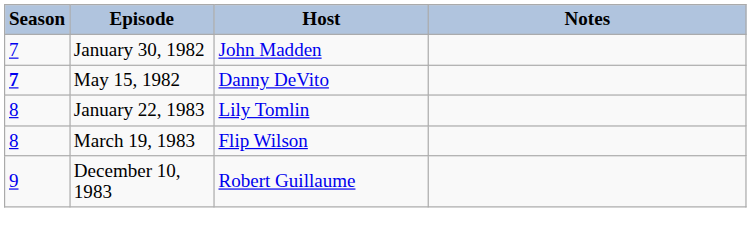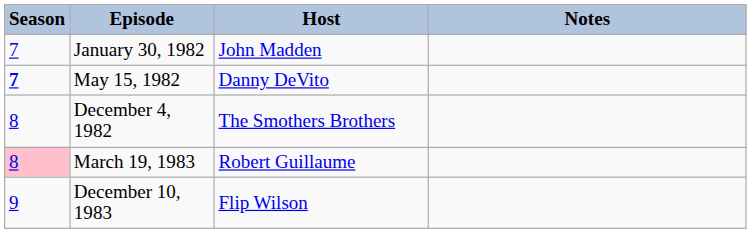+ row: (122, 120)
- row: (139, 110)
(14, 140) no background -> (14, 161) pink background
(263, 140) Flip Wilson -> (287, 161) Robert Guillaume
(287, 181) Robert Guillaume -> (263, 202) Flip Wilson
